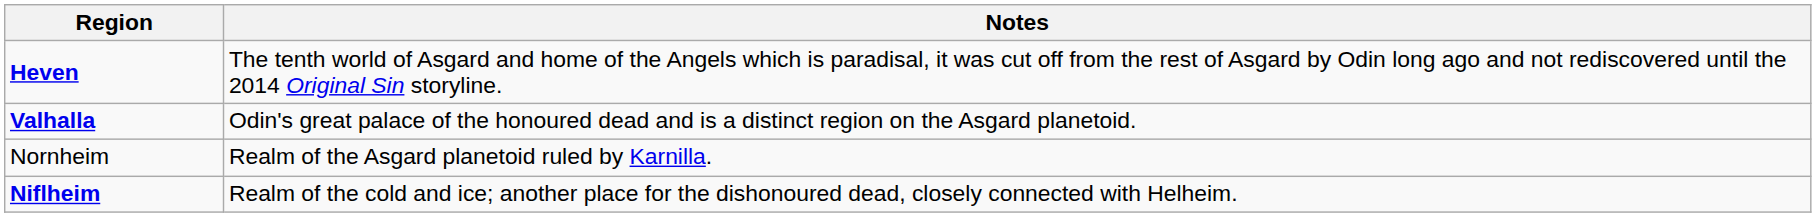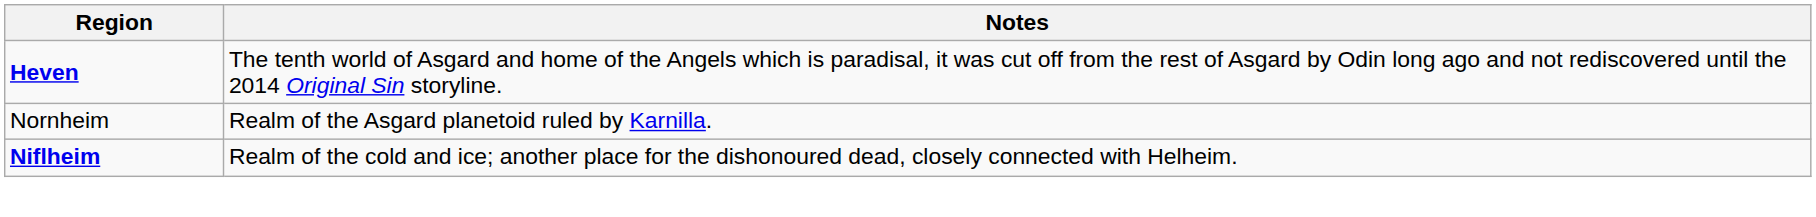- row: (53, 120)
